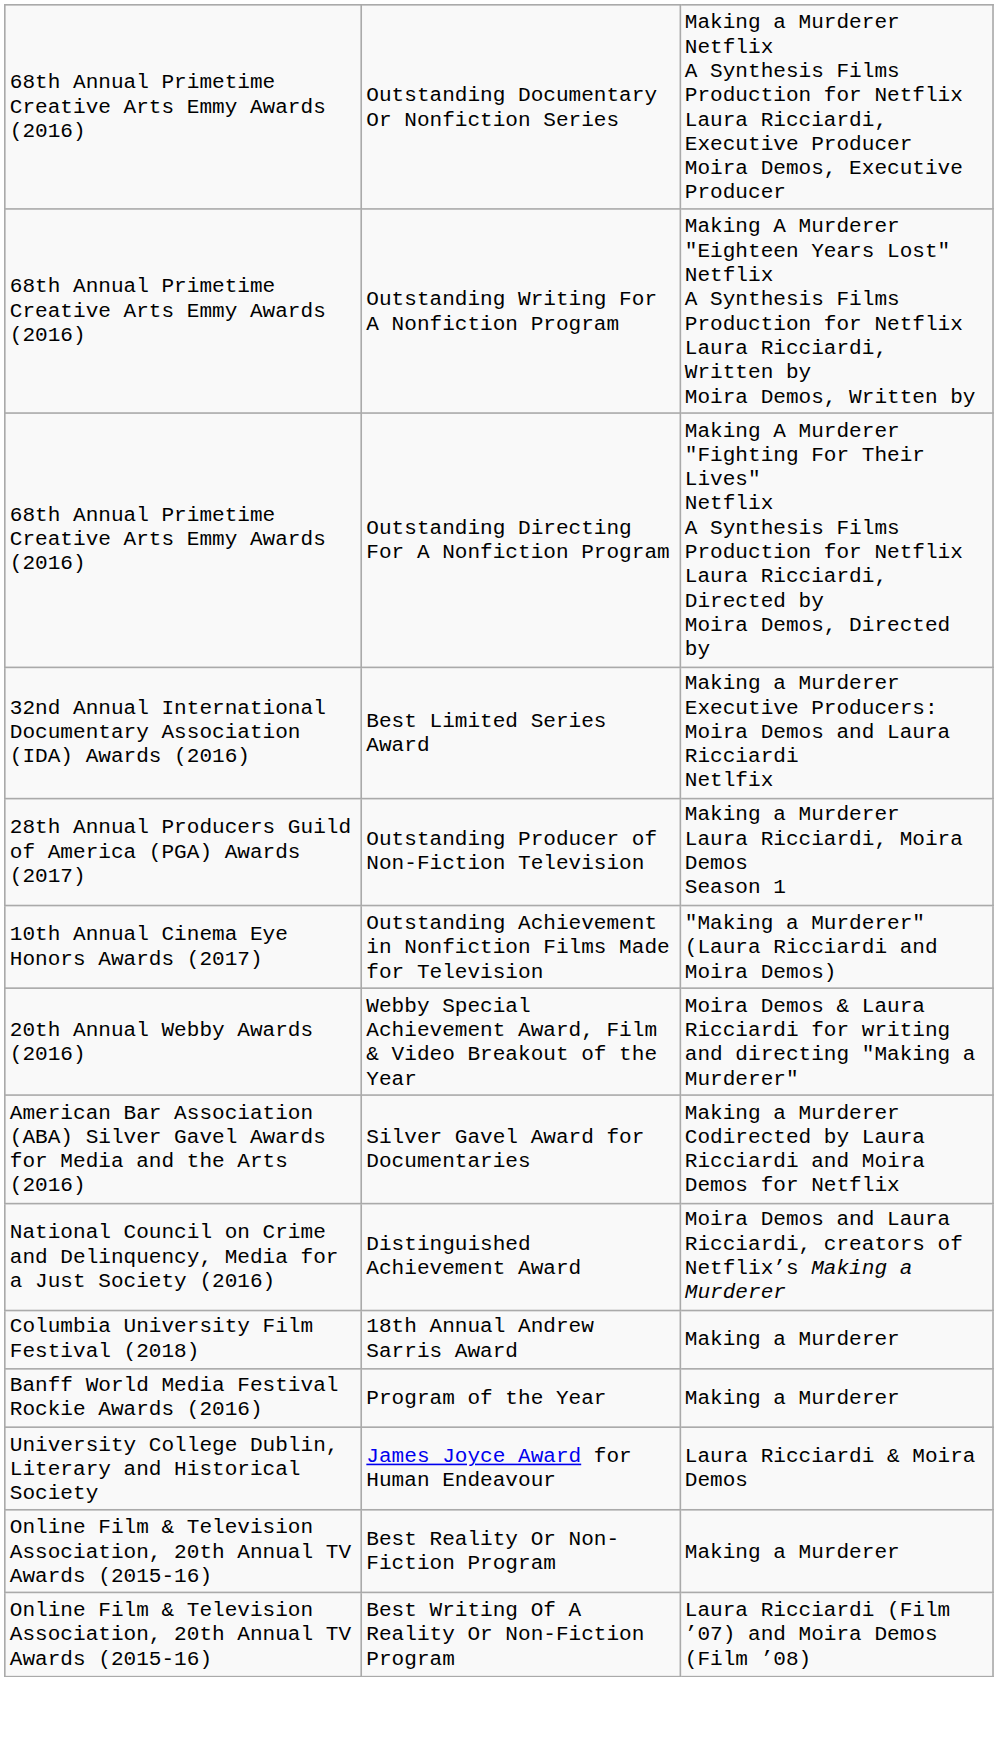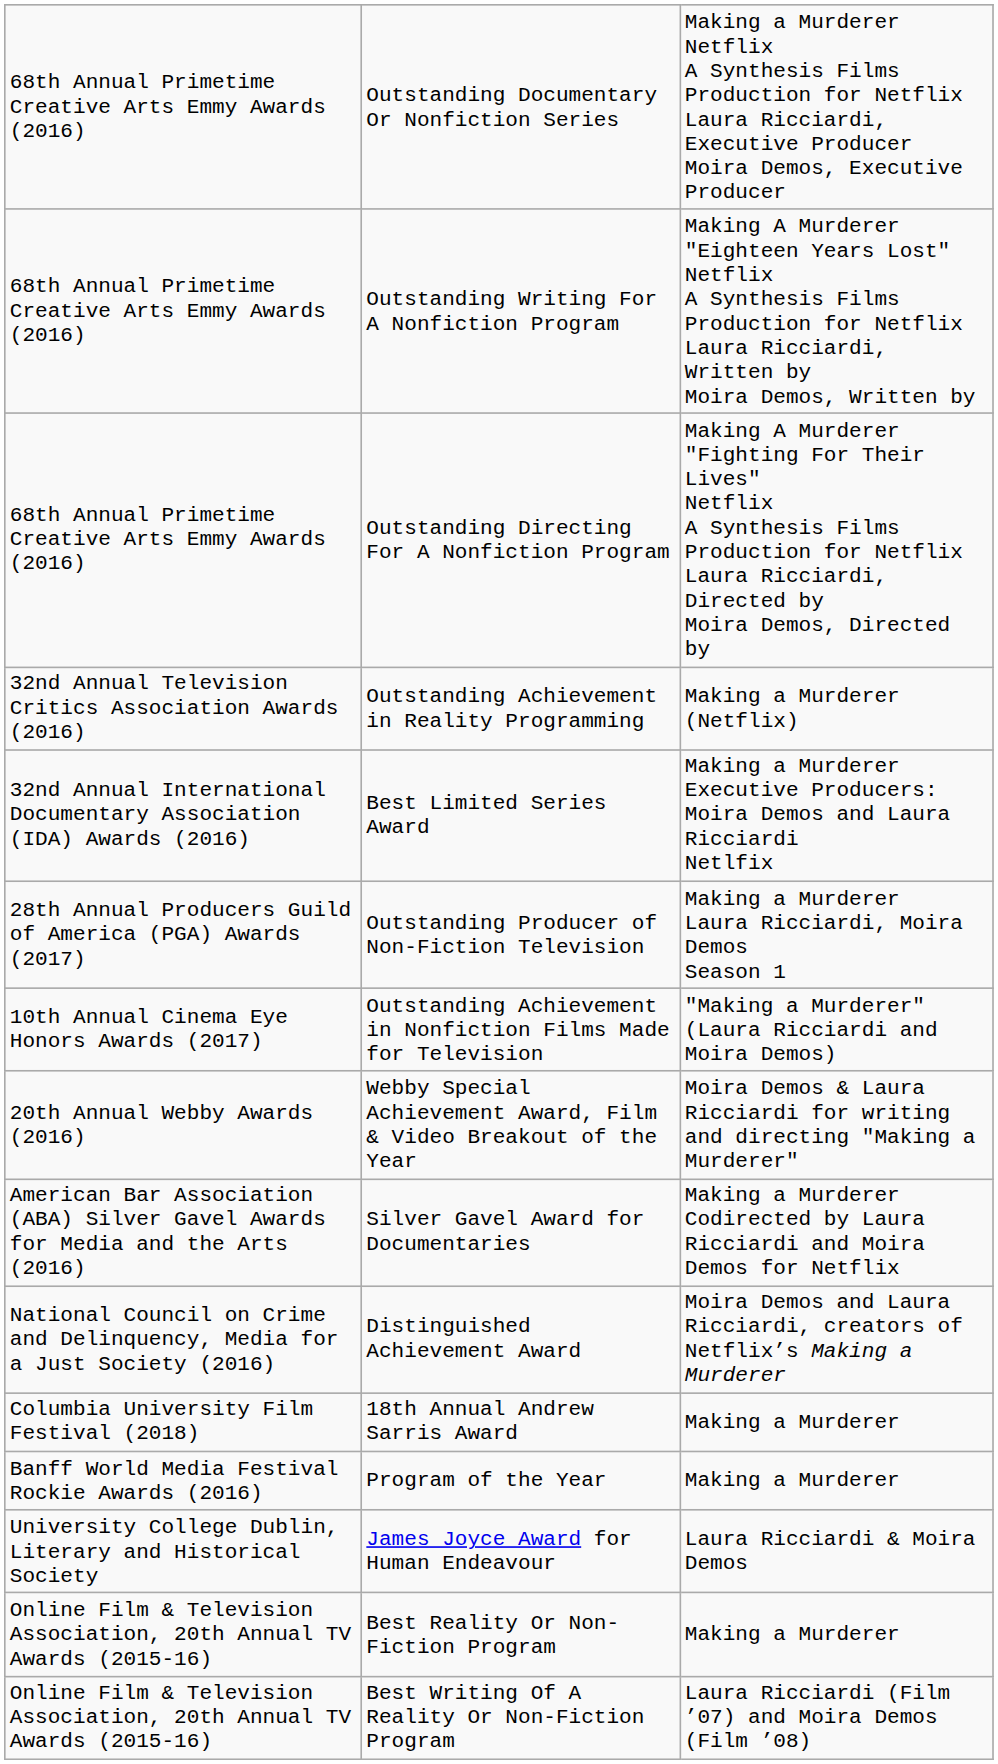+ row: (512, 708)
